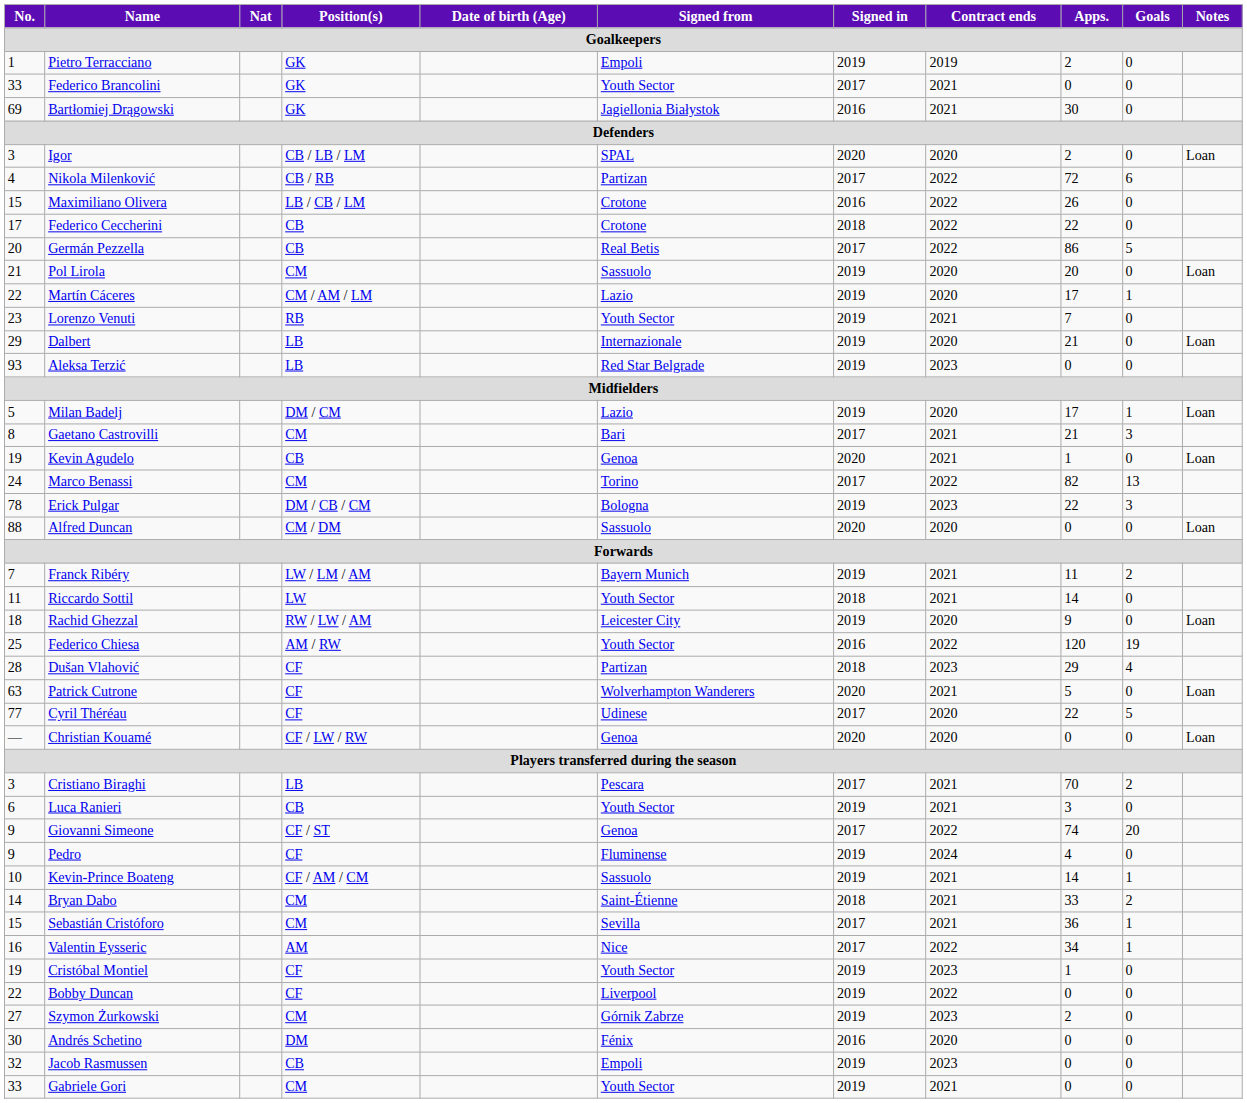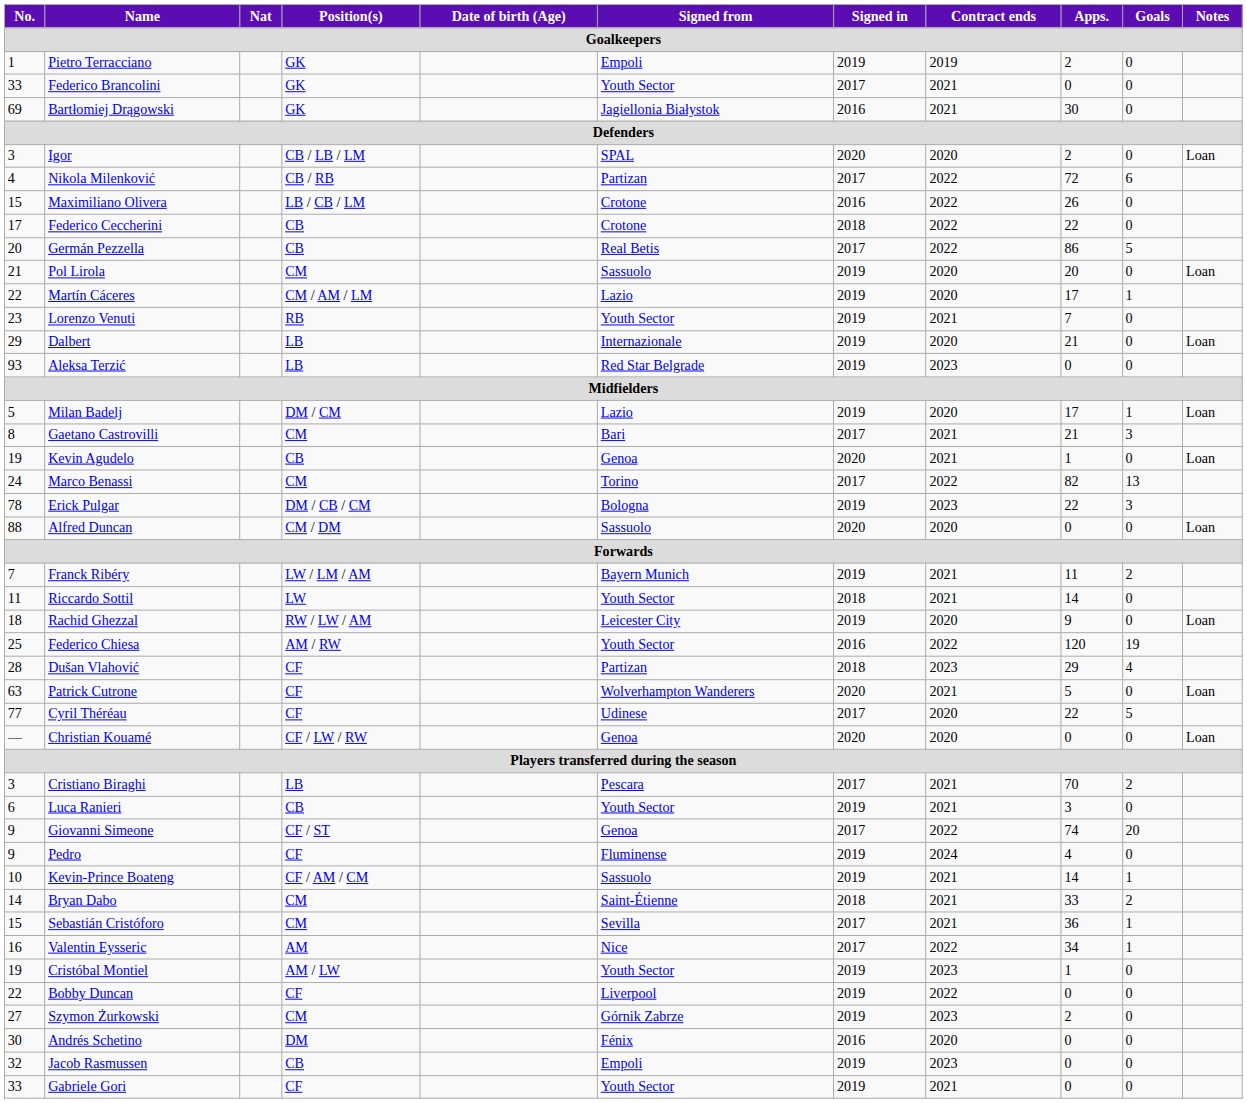(294, 970) CF -> (312, 970) AM / LW
(296, 1087) CM -> (294, 1087) CF
